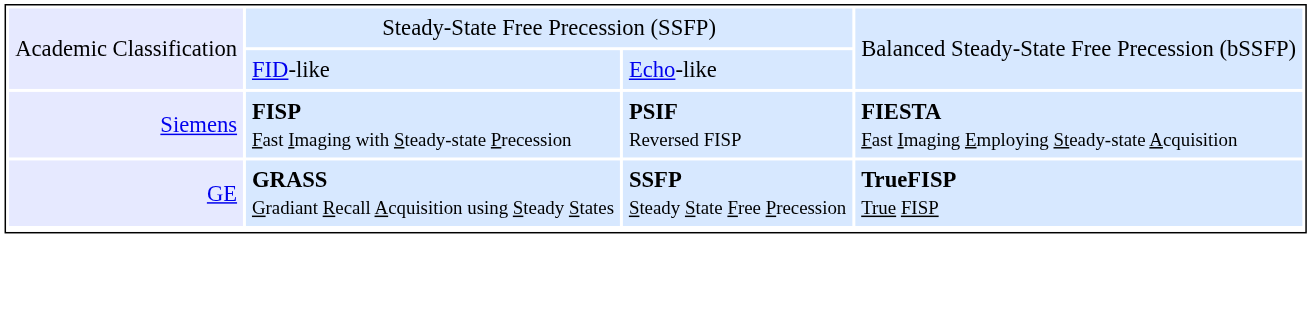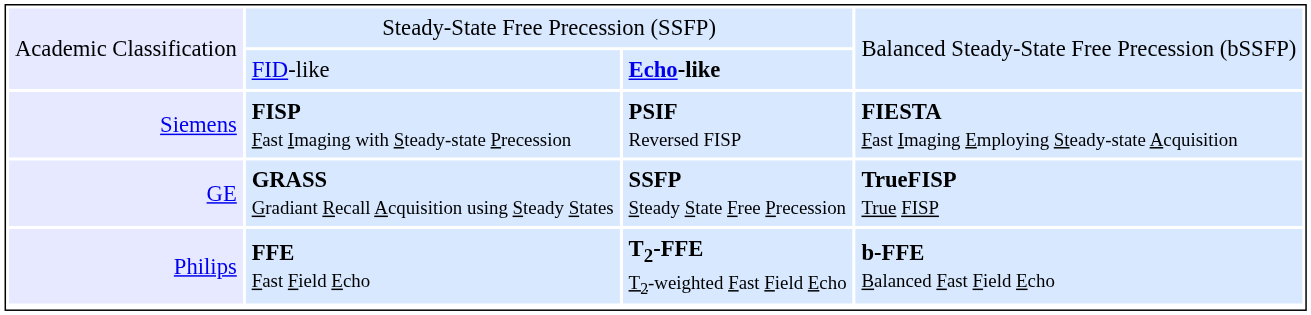(673, 69) normal -> (675, 69) bold
+ row: (205, 265)
